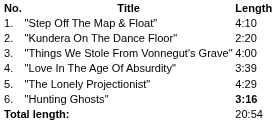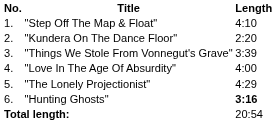(246, 53) 4:00 -> (246, 53) 3:39
(246, 69) 3:39 -> (246, 69) 4:00
